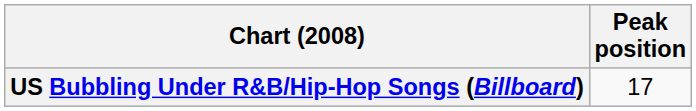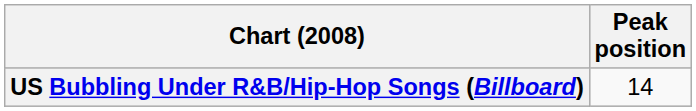(640, 86) 17 -> (640, 86) 14
